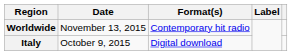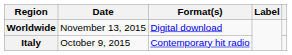(200, 27) Contemporary hit radio -> (186, 27) Digital download
(186, 43) Digital download -> (200, 43) Contemporary hit radio
